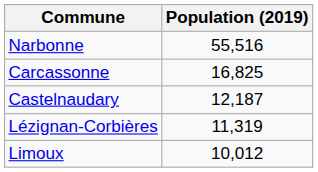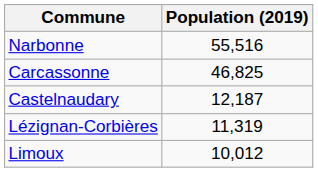(237, 72) 16,825 -> (237, 72) 46,825
